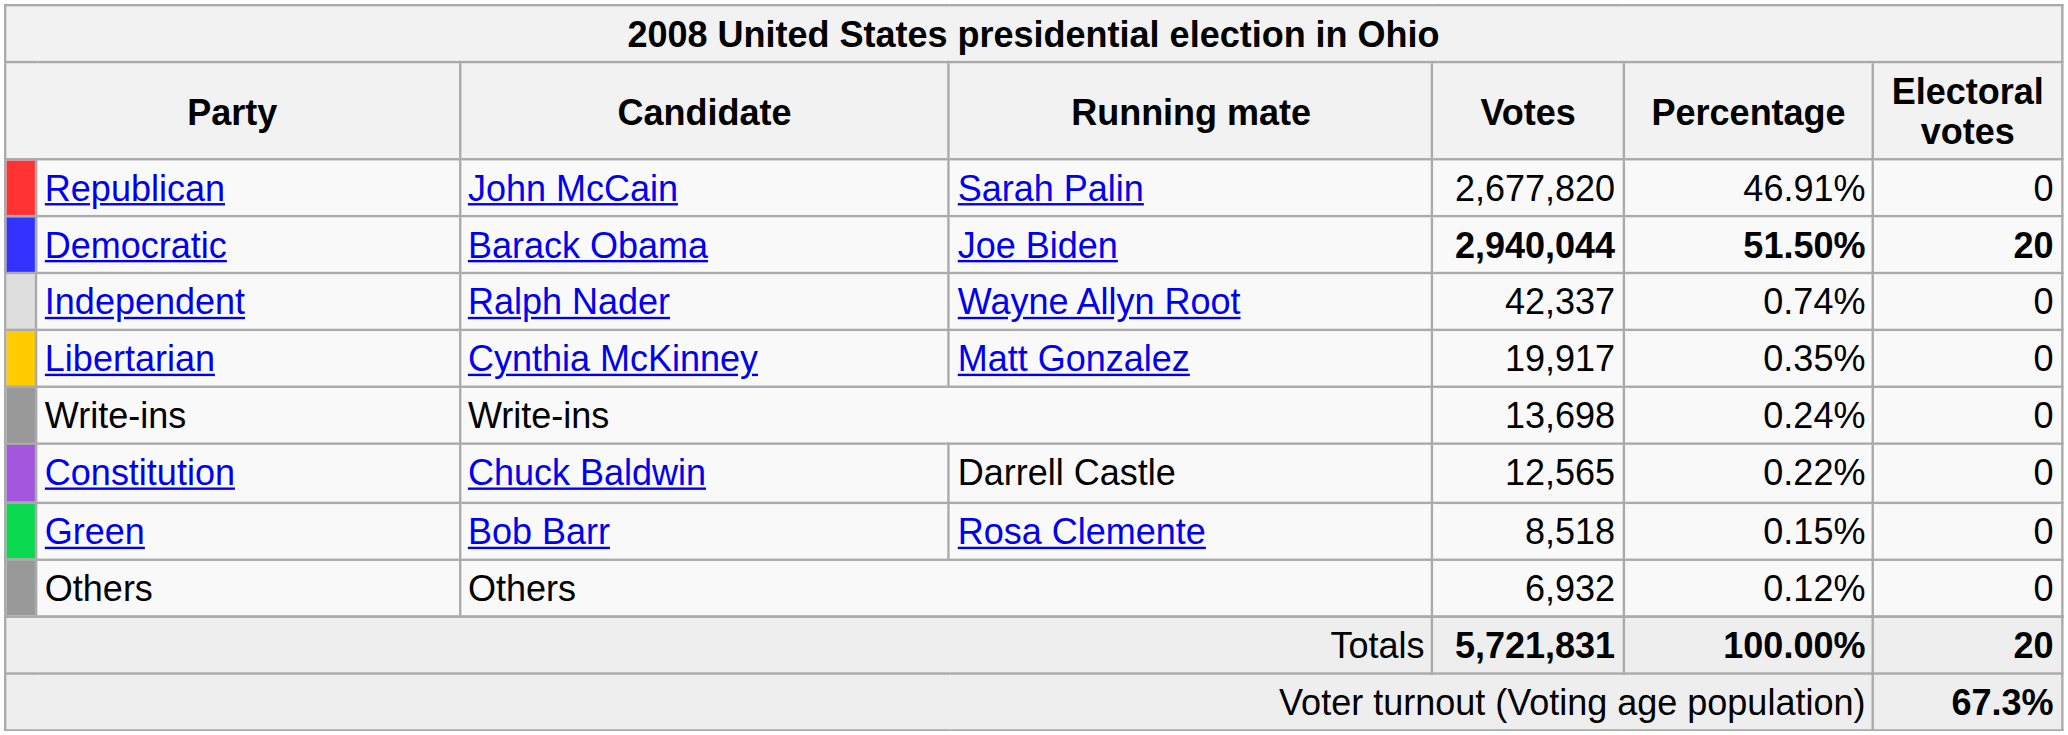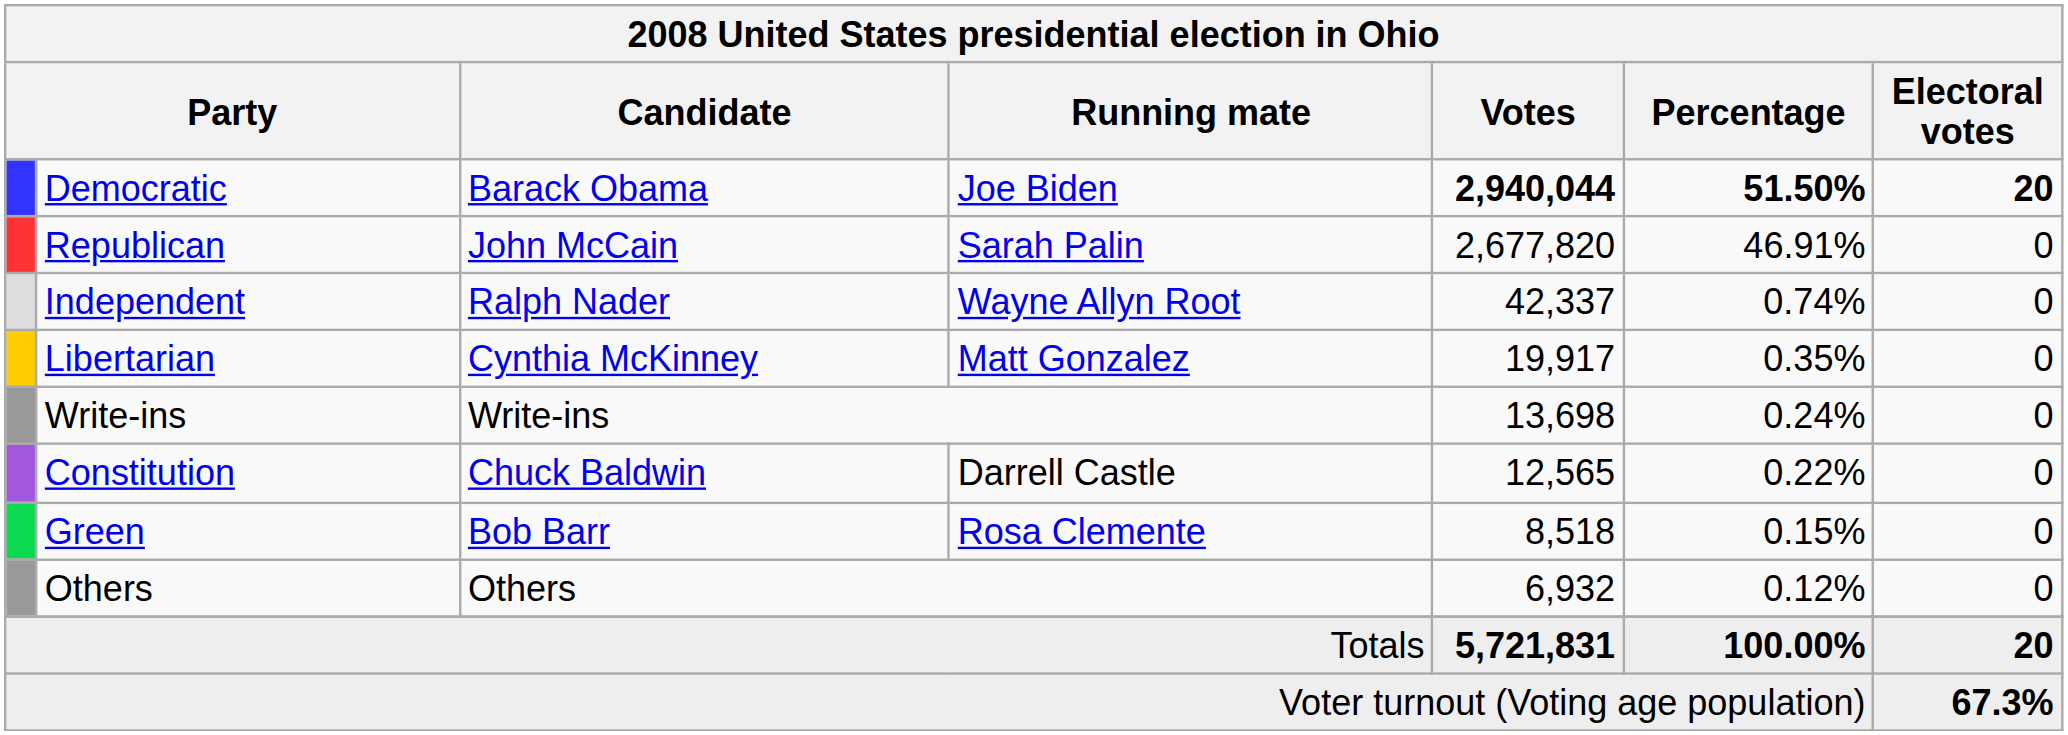rows swapped: (136, 245) <-> (135, 188)
